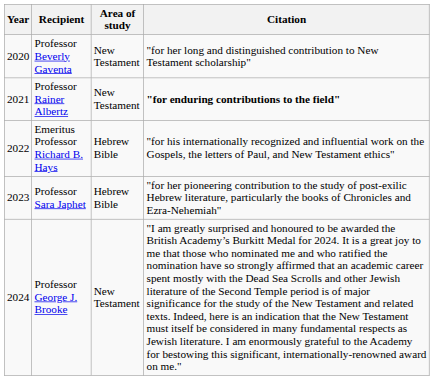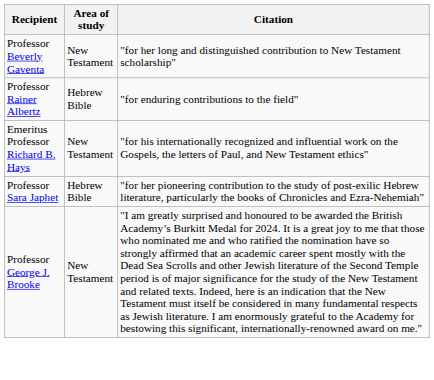- column: (18, 19)
(117, 99) New Testament -> (85, 99) Hebrew Bible
(243, 99) bold -> (209, 99) normal
(111, 148) Hebrew Bible -> (90, 148) New Testament
